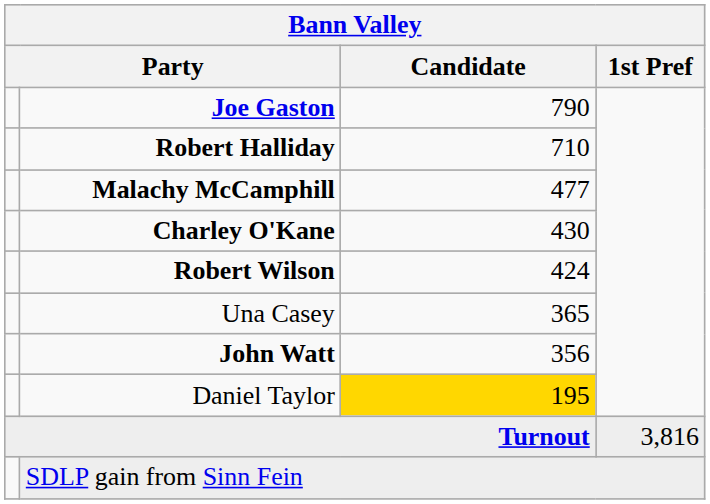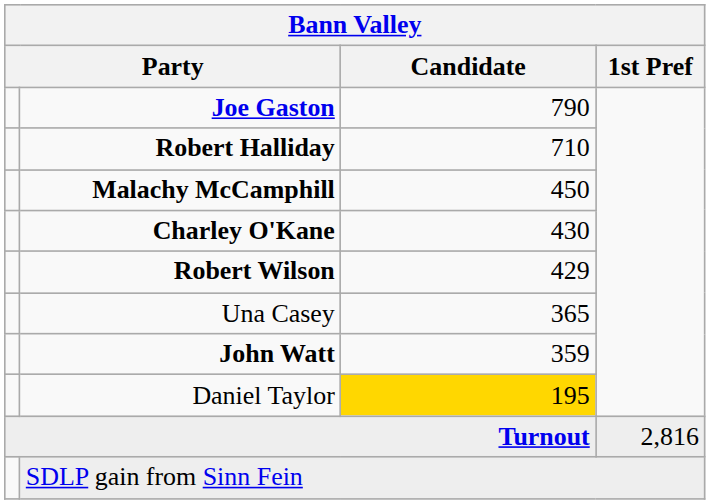(570, 189) 477 -> (570, 189) 450
(570, 271) 424 -> (570, 271) 429
(570, 353) 356 -> (570, 353) 359
(670, 436) 3,816 -> (670, 436) 2,816
